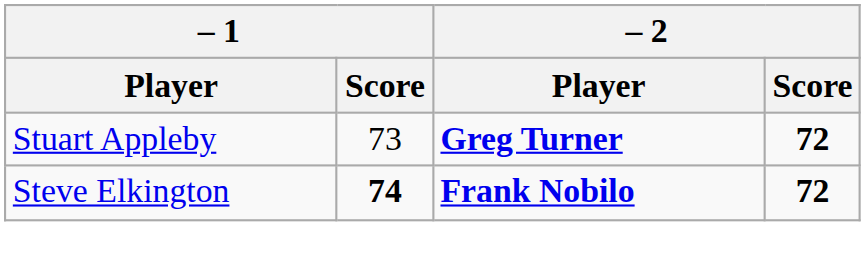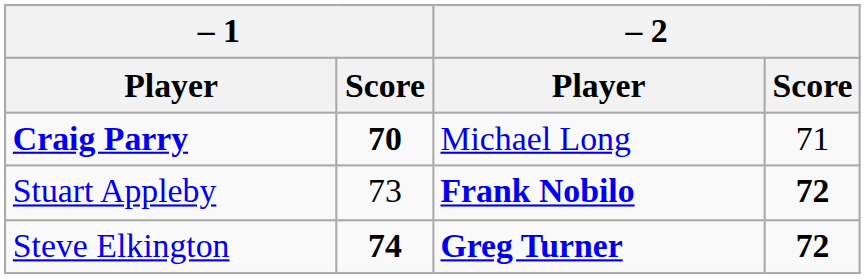+ row: (100, 138)
(532, 138) Greg Turner -> (538, 191) Frank Nobilo
(538, 191) Frank Nobilo -> (532, 245) Greg Turner
